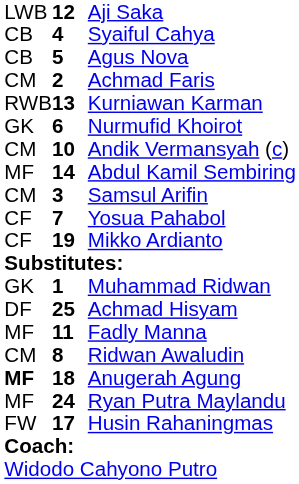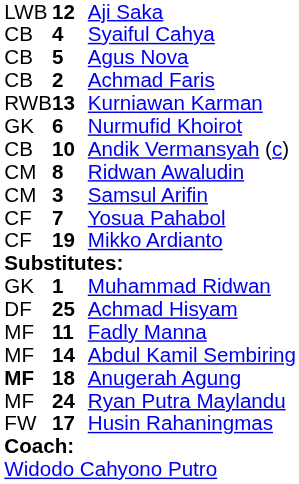(20, 80) CM -> (19, 80) CB
(20, 149) CM -> (19, 149) CB
rows swapped: (166, 355) <-> (192, 172)
